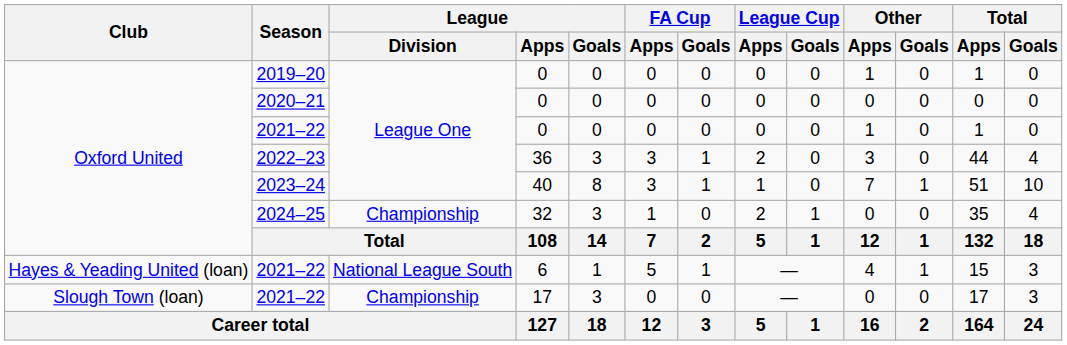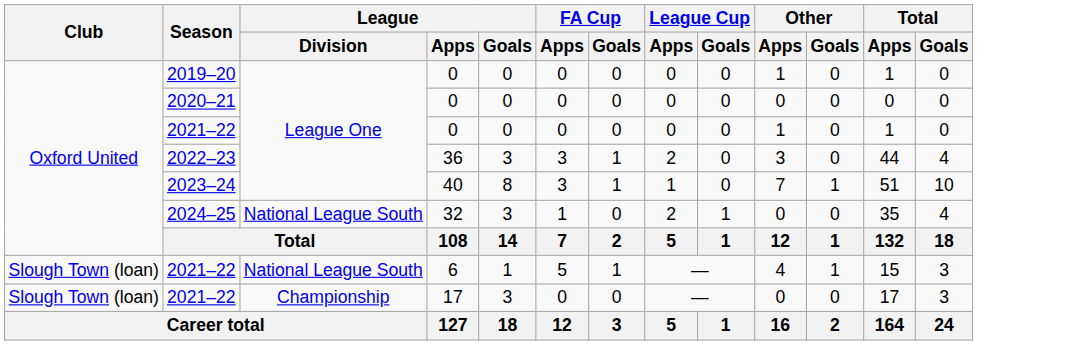(423, 213) Championship -> (333, 213) National League South
(128, 269) Hayes & Yeading United (loan) -> (84, 269) Slough Town (loan)
